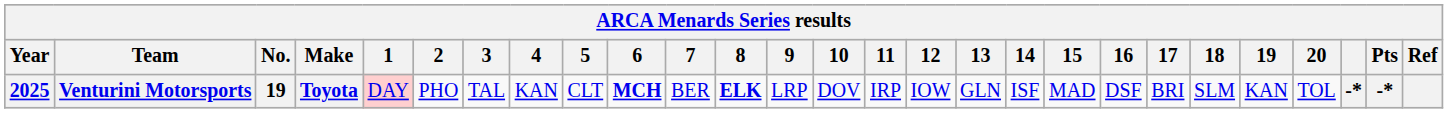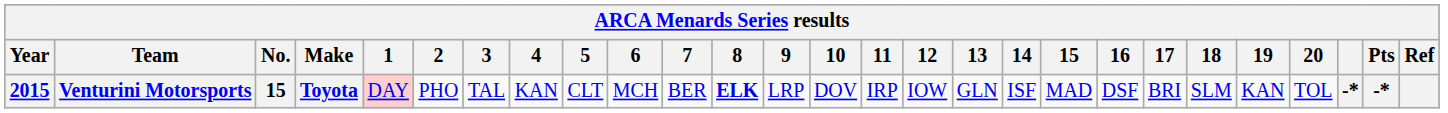(30, 90) 2025 -> (30, 90) 2015
(276, 90) 19 -> (276, 90) 15
(637, 90) bold -> (636, 90) normal
